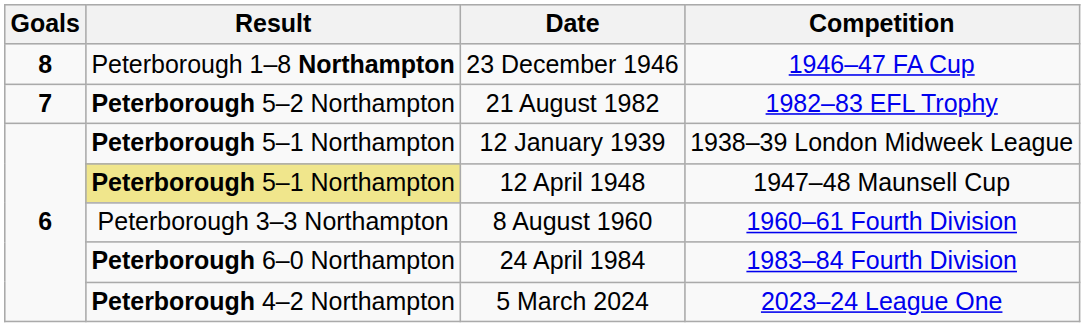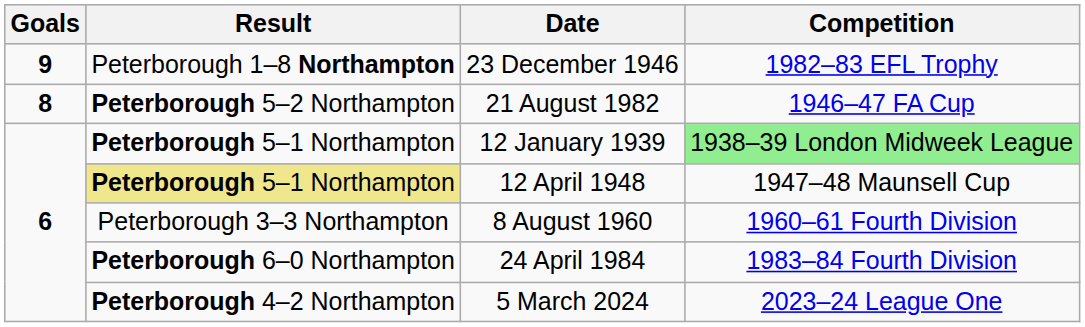(45, 63) 8 -> (45, 63) 9
(882, 63) 1946–47 FA Cup -> (882, 63) 1982–83 EFL Trophy
(45, 103) 7 -> (45, 103) 8
(882, 103) 1982–83 EFL Trophy -> (882, 103) 1946–47 FA Cup
(882, 143) no background -> (882, 143) lightgreen background
